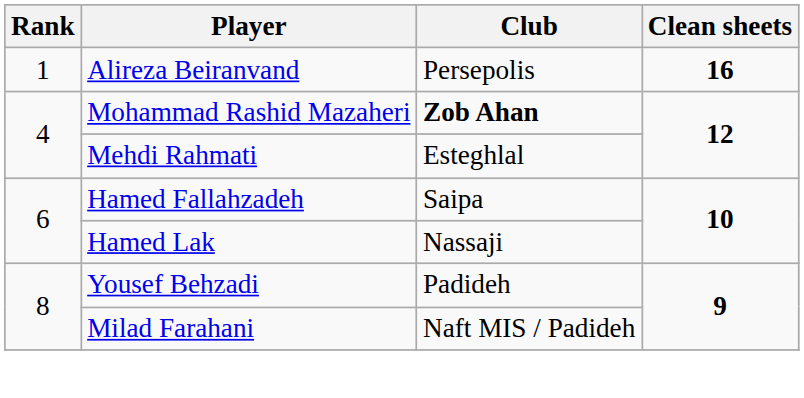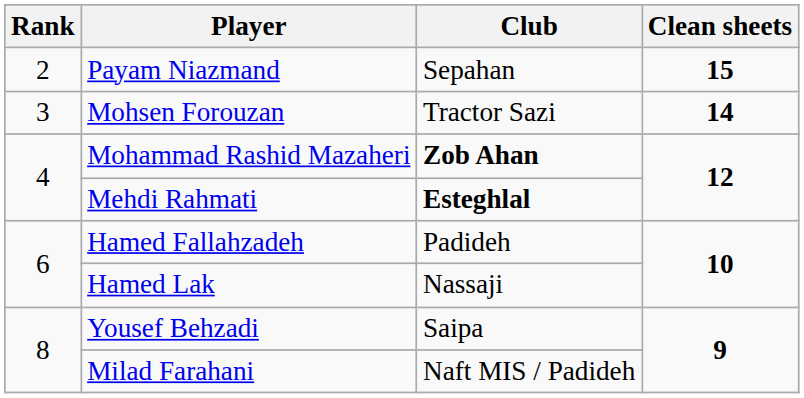- row: (193, 69)
+ row: (183, 69)
+ row: (186, 112)
(474, 155) normal -> (477, 198) bold
(453, 198) Saipa -> (467, 241) Padideh
(467, 284) Padideh -> (453, 328) Saipa
